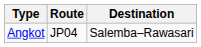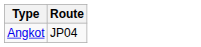- column: (142, 14)
